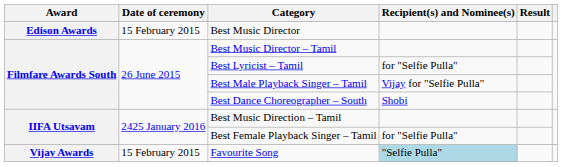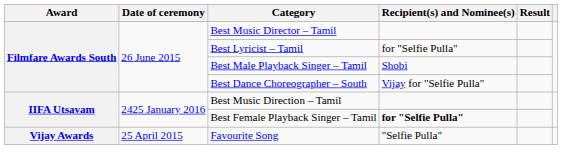- row: (255, 30)
(433, 83) Vijay for "Selfie Pulla" -> (395, 65) Shobi
(395, 100) Shobi -> (433, 83) Vijay for "Selfie Pulla"
(420, 135) normal -> (423, 118) bold
(161, 153) 15 February 2015 -> (152, 135) 25 April 2015
(412, 153) lightblue background -> (412, 135) no background
